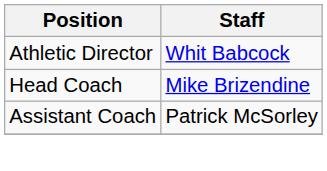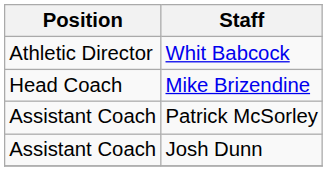+ row: (214, 149)
